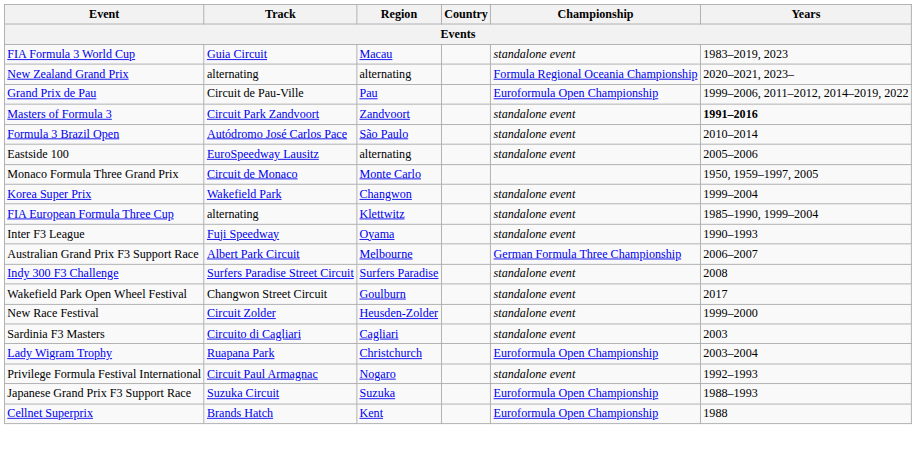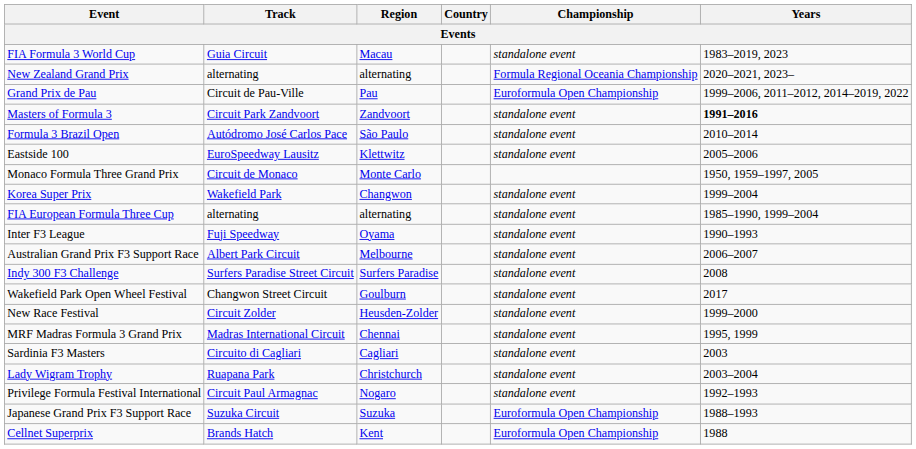(385, 153) alternating -> (382, 153) Klettwitz
(382, 213) Klettwitz -> (385, 213) alternating
(587, 253) German Formula Three Championship -> (534, 253) standalone event
+ row: (95, 333)
(576, 353) Euroformula Open Championship -> (534, 373) standalone event
